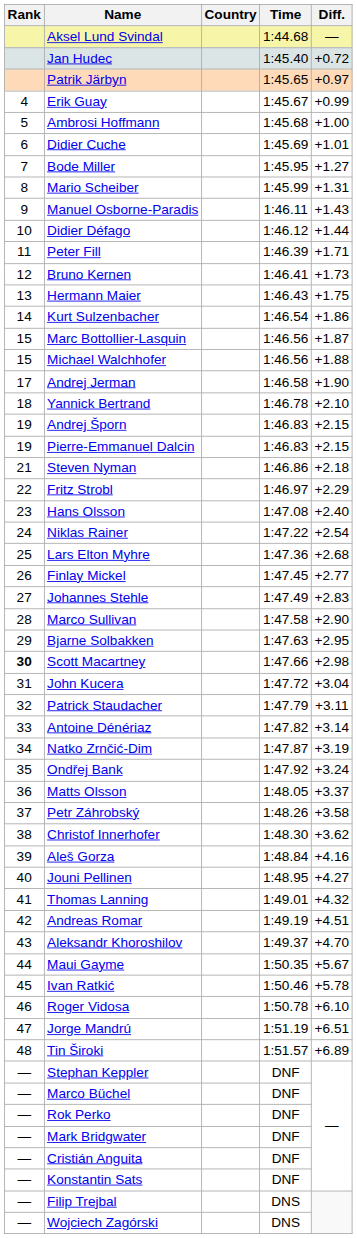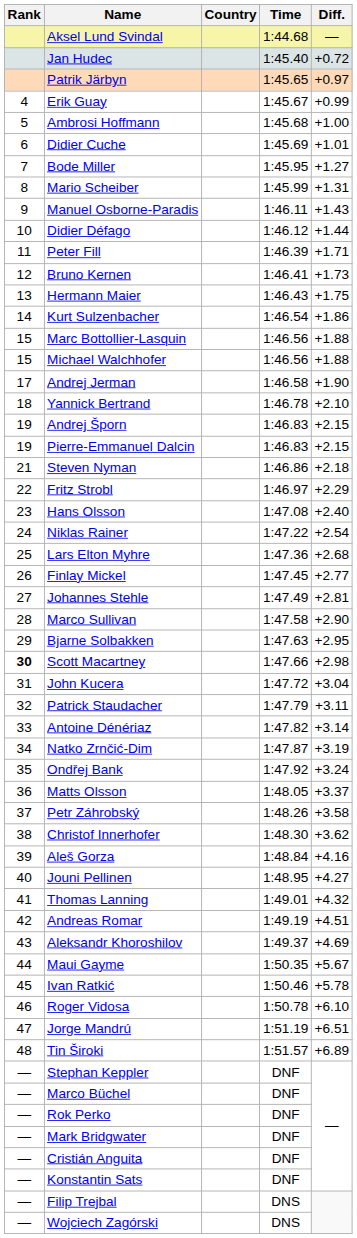(332, 338) +1.87 -> (332, 338) +1.88
(332, 597) +2.83 -> (332, 597) +2.81
(332, 942) +4.70 -> (332, 942) +4.69
